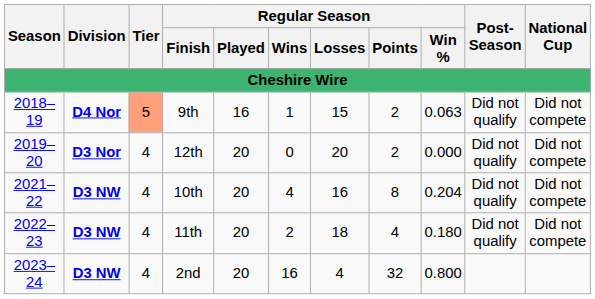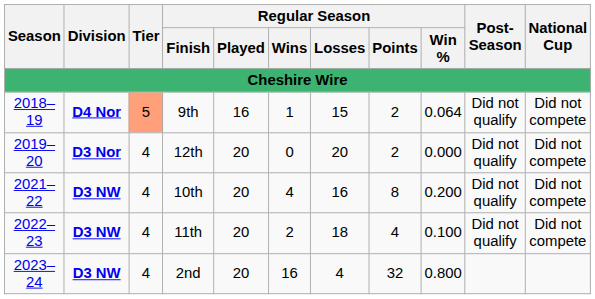(443, 112) 0.063 -> (443, 112) 0.064
(443, 192) 0.204 -> (443, 192) 0.200
(443, 233) 0.180 -> (443, 233) 0.100
